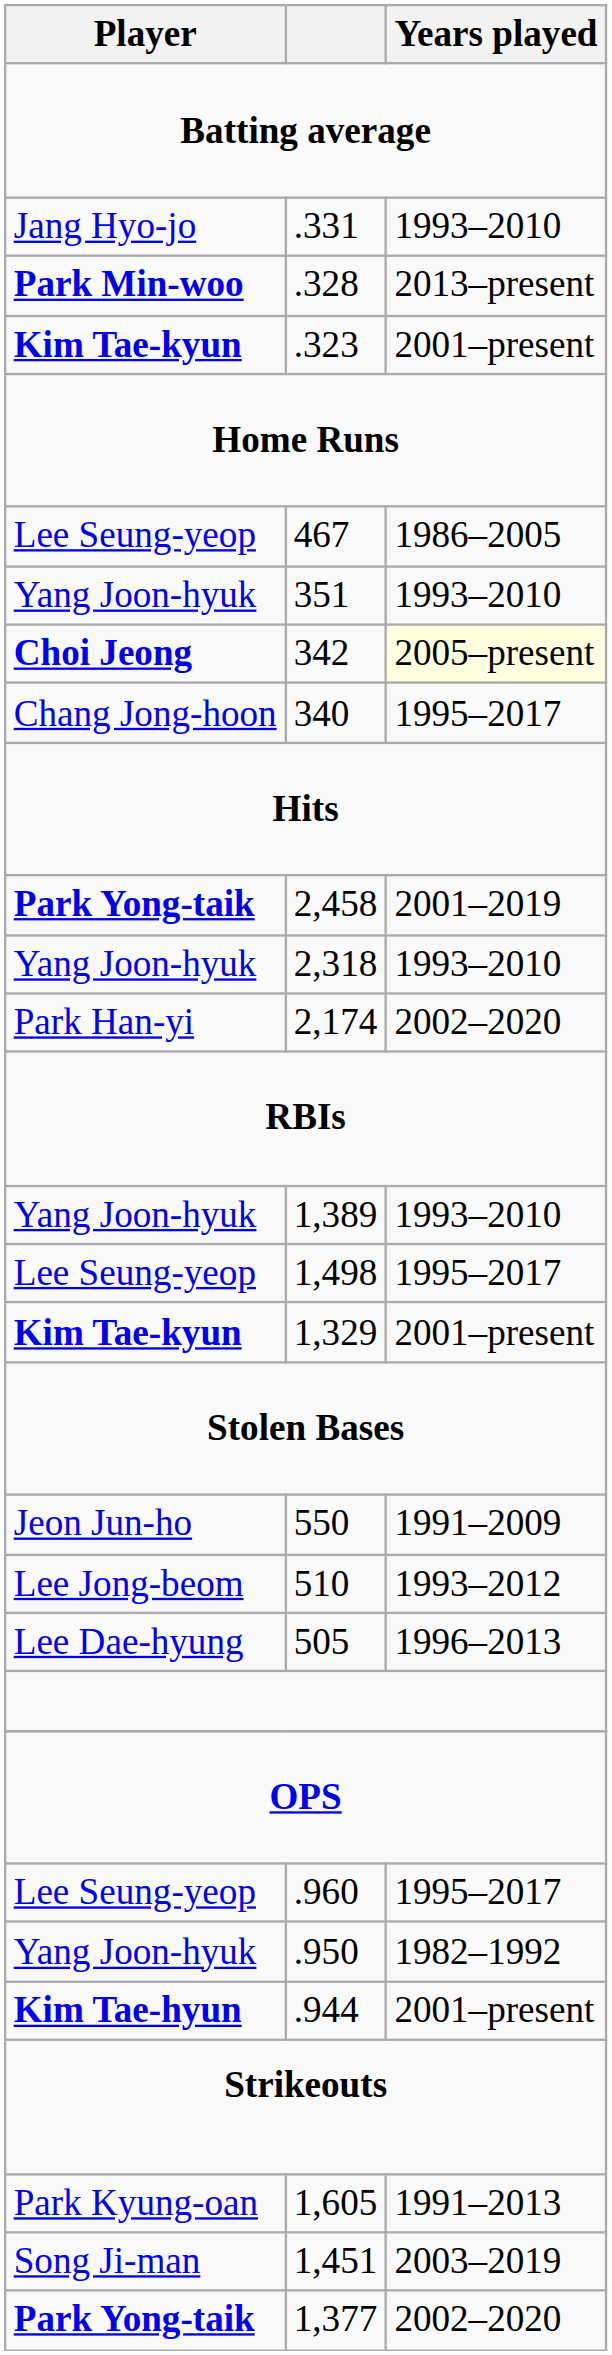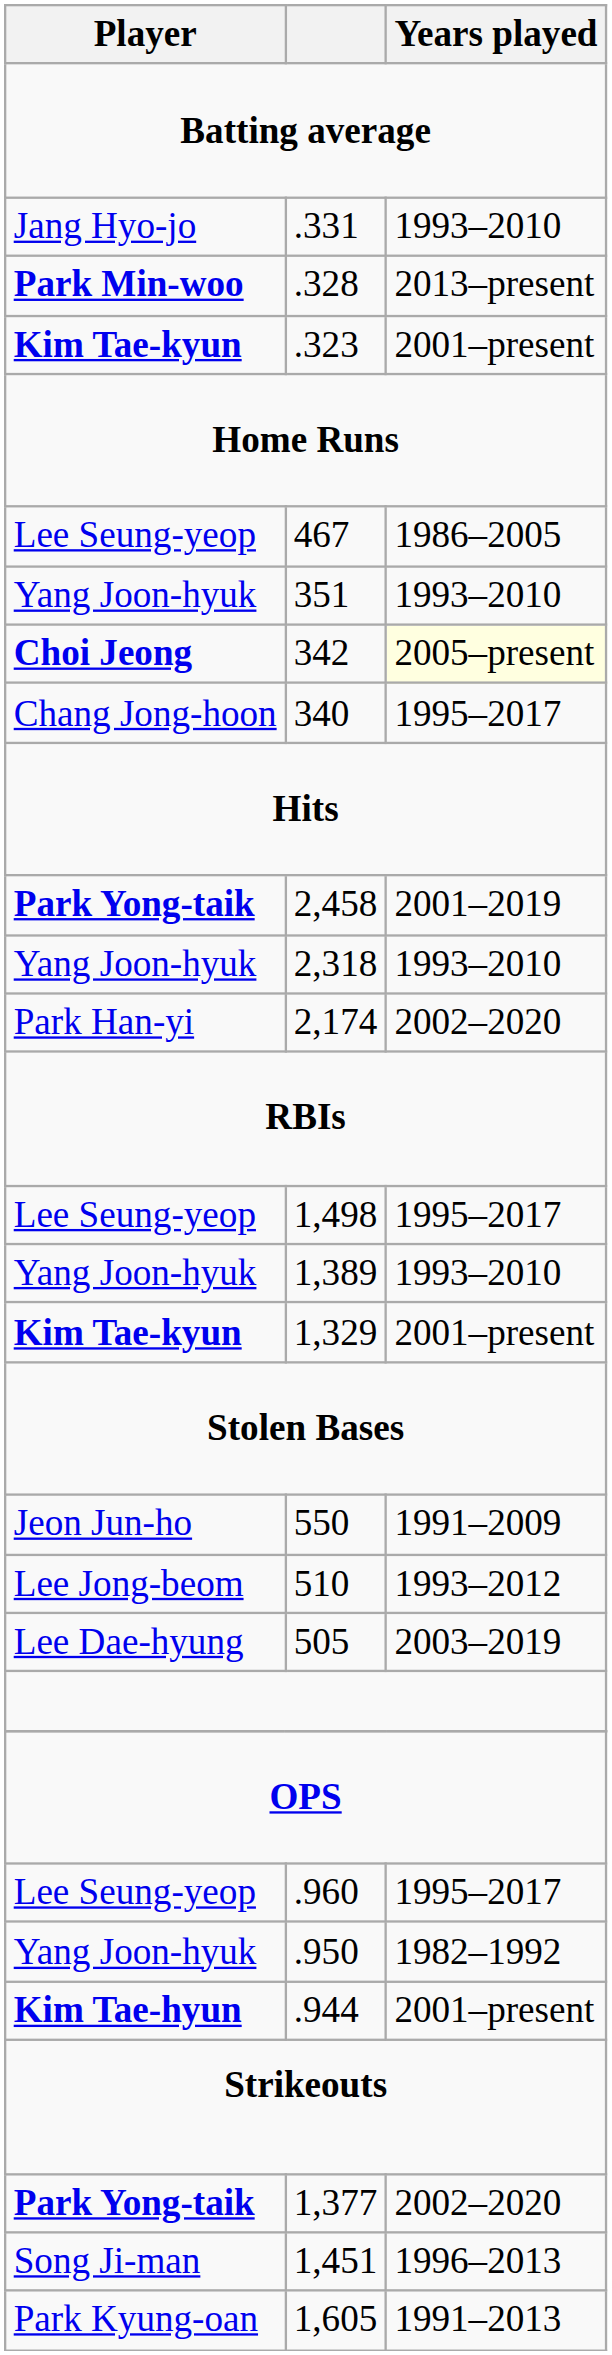rows swapped: (135, 1272) <-> (135, 1213)
(478, 1641) 1996–2013 -> (478, 1641) 2003–2019
rows swapped: (136, 2201) <-> (134, 2319)
(478, 2260) 2003–2019 -> (478, 2260) 1996–2013
